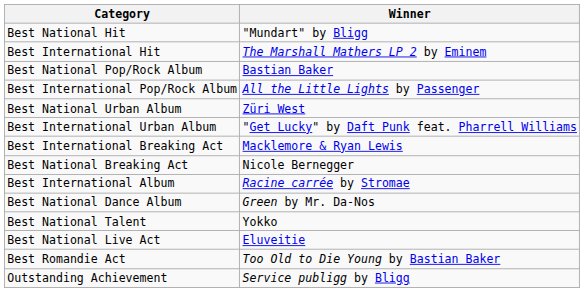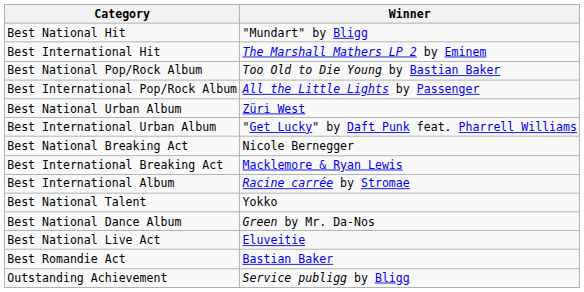(288, 70) Bastian Baker -> (371, 70) Too Old to Die Young by Bastian Baker
rows swapped: (98, 165) <-> (115, 146)
rows swapped: (94, 202) <-> (77, 221)
(371, 259) Too Old to Die Young by Bastian Baker -> (288, 259) Bastian Baker
